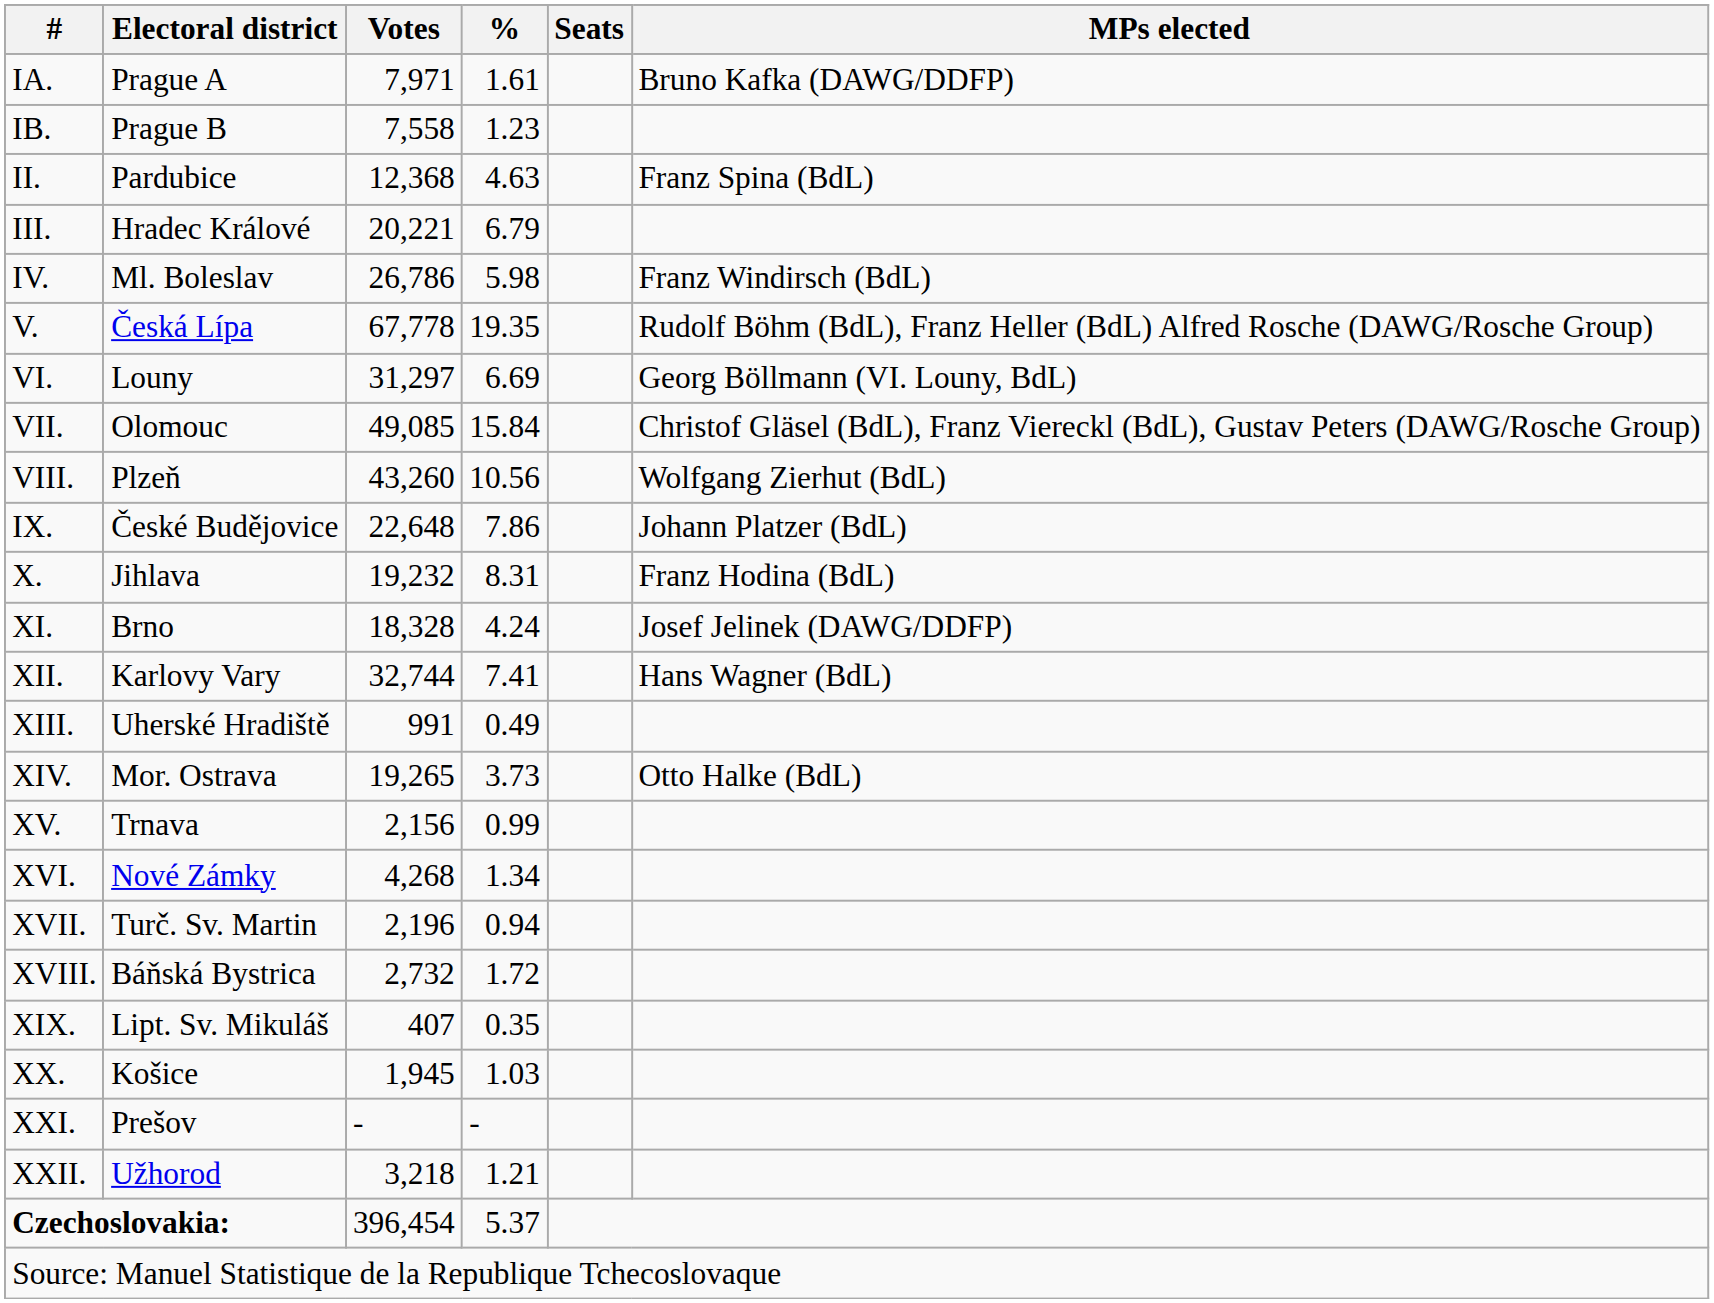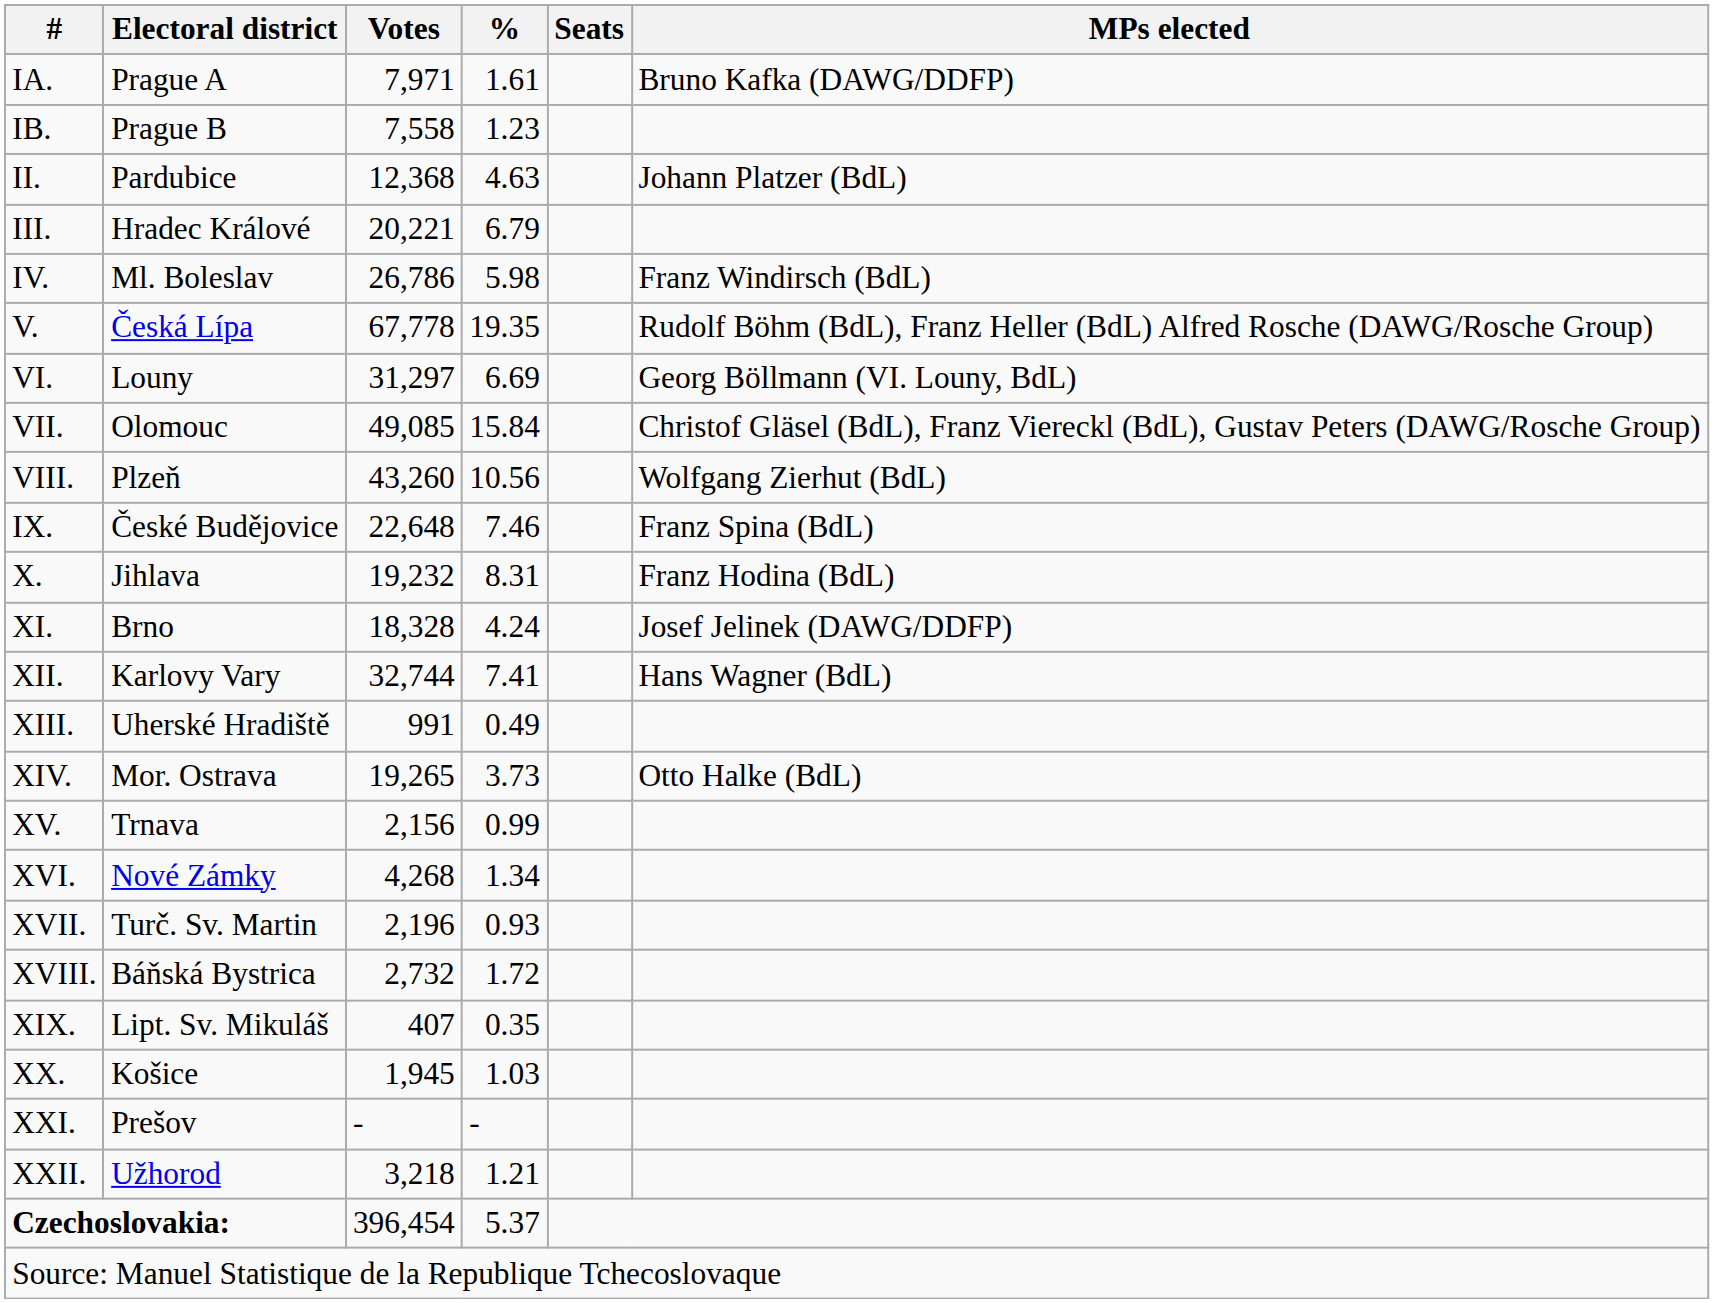(756, 178) Franz Spina (BdL) -> (773, 178) Johann Platzer (BdL)
(512, 526) 7.86 -> (512, 526) 7.46
(773, 526) Johann Platzer (BdL) -> (756, 526) Franz Spina (BdL)
(512, 924) 0.94 -> (512, 924) 0.93
